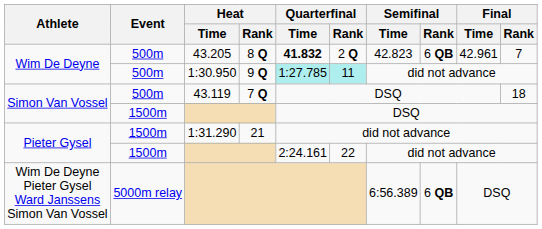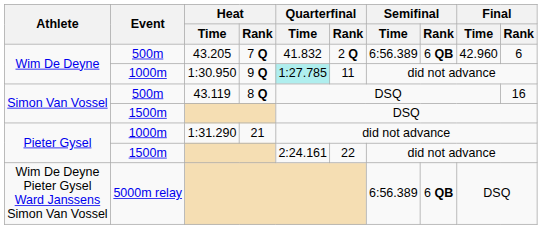(257, 53) 8 Q -> (257, 53) 7 Q
(303, 53) bold -> (303, 53) normal
(393, 53) 42.823 -> (393, 53) 6:56.389
(479, 53) 42.961 -> (479, 53) 42.960
(519, 53) 7 -> (519, 53) 6
(148, 73) 500m -> (148, 73) 1000m
(348, 73) paleturquoise background -> (348, 73) no background
(257, 93) 7 Q -> (257, 93) 8 Q
(519, 93) 18 -> (519, 93) 16
(148, 133) 1500m -> (148, 133) 1000m
